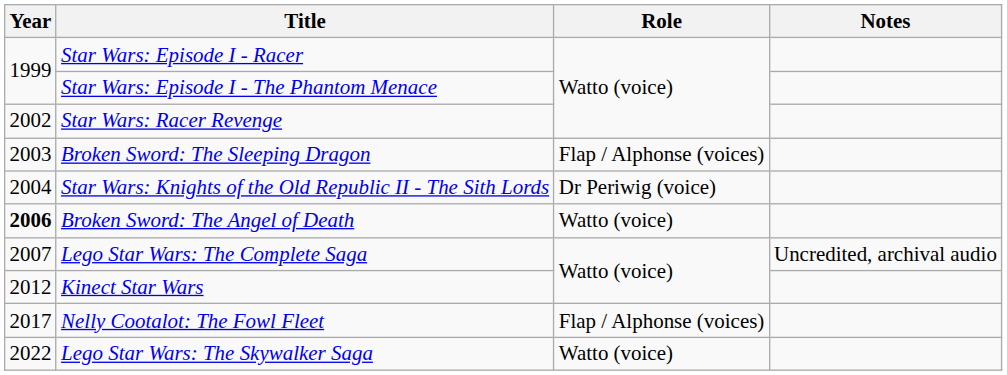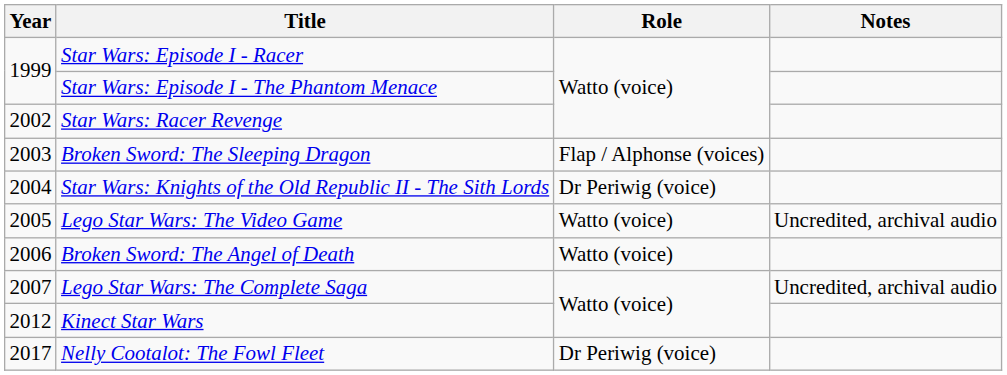+ row: (202, 220)
(30, 220) bold -> (30, 253) normal
(662, 320) Flap / Alphonse (voices) -> (637, 353) Dr Periwig (voice)
- row: (217, 353)
